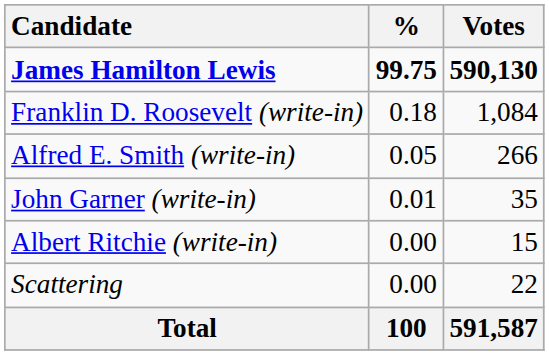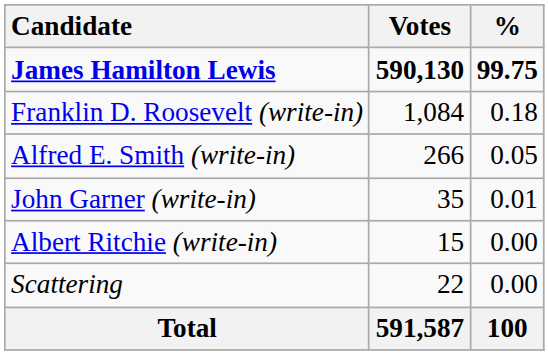columns swapped: (494, 26) <-> (406, 26)
